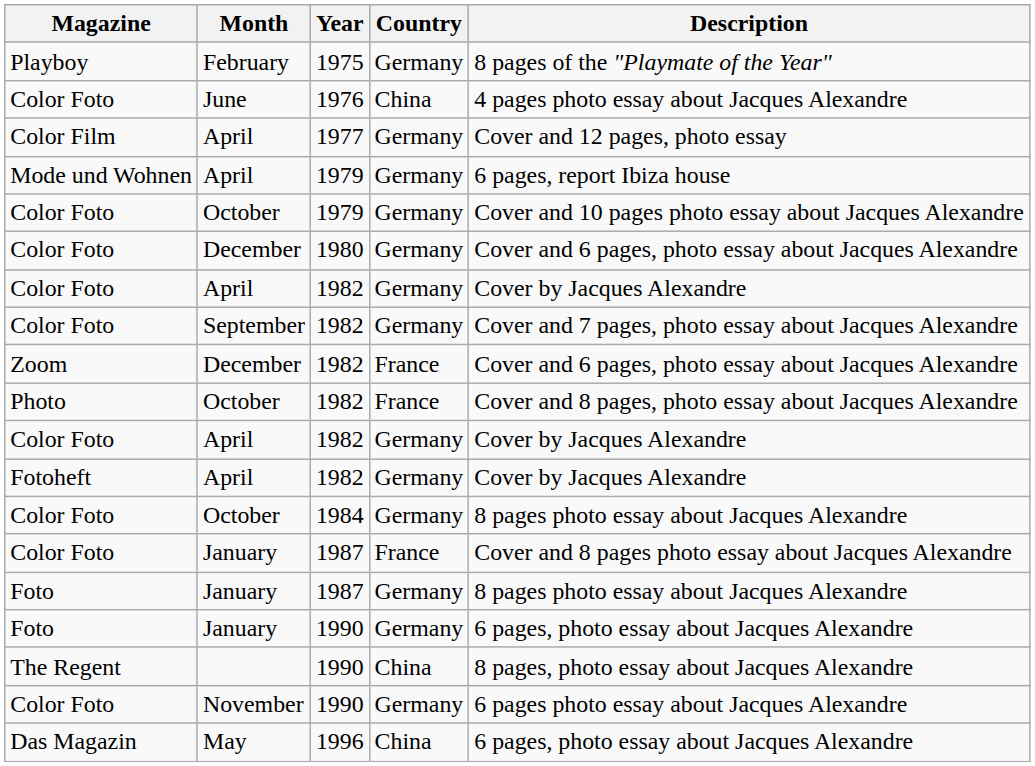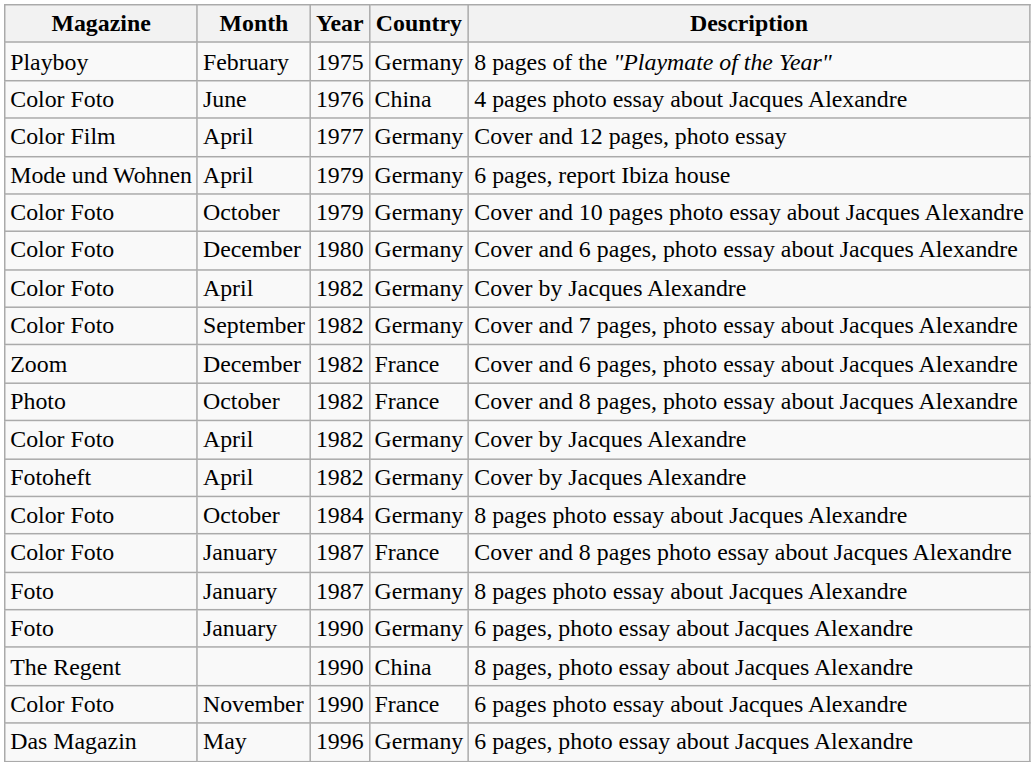(419, 703) Germany -> (407, 703) France
(403, 741) China -> (419, 741) Germany
